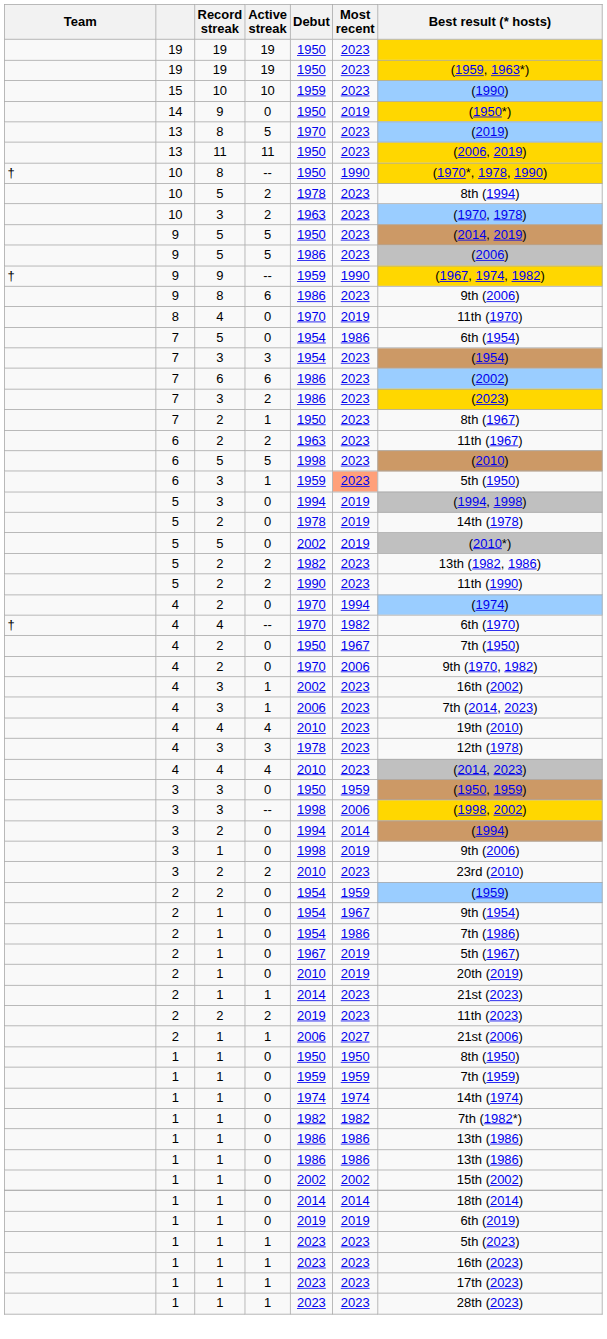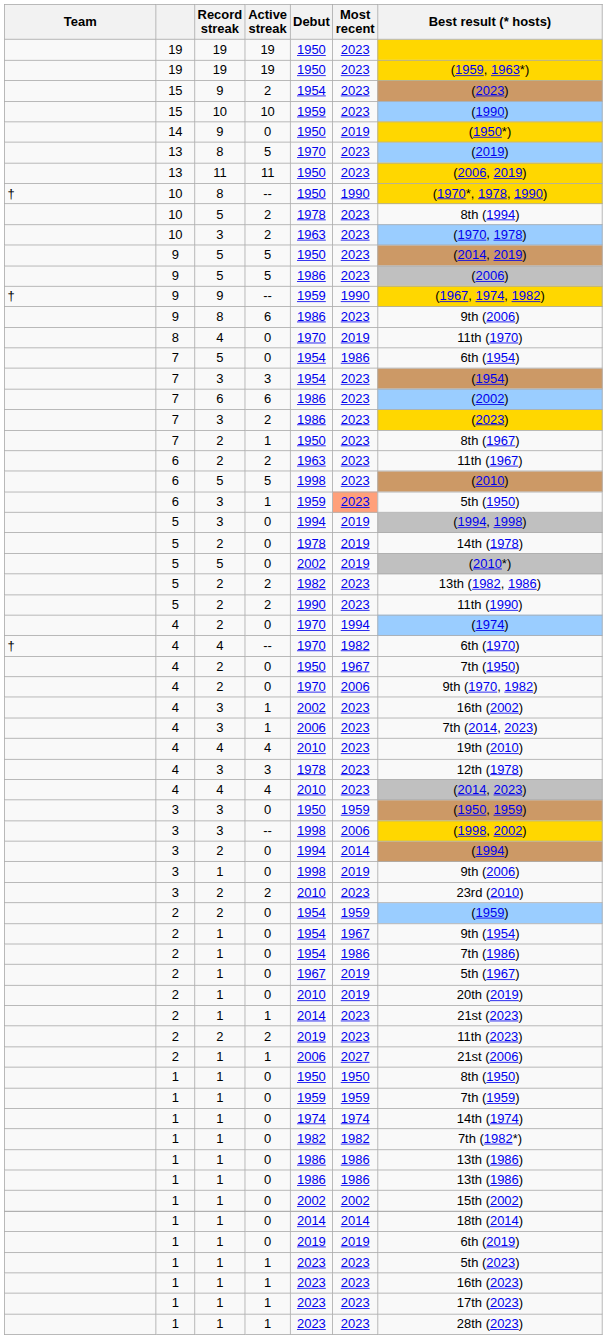+ row: (175, 91)
